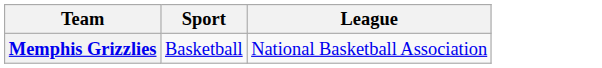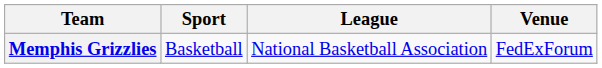+ column: (544, 19)
